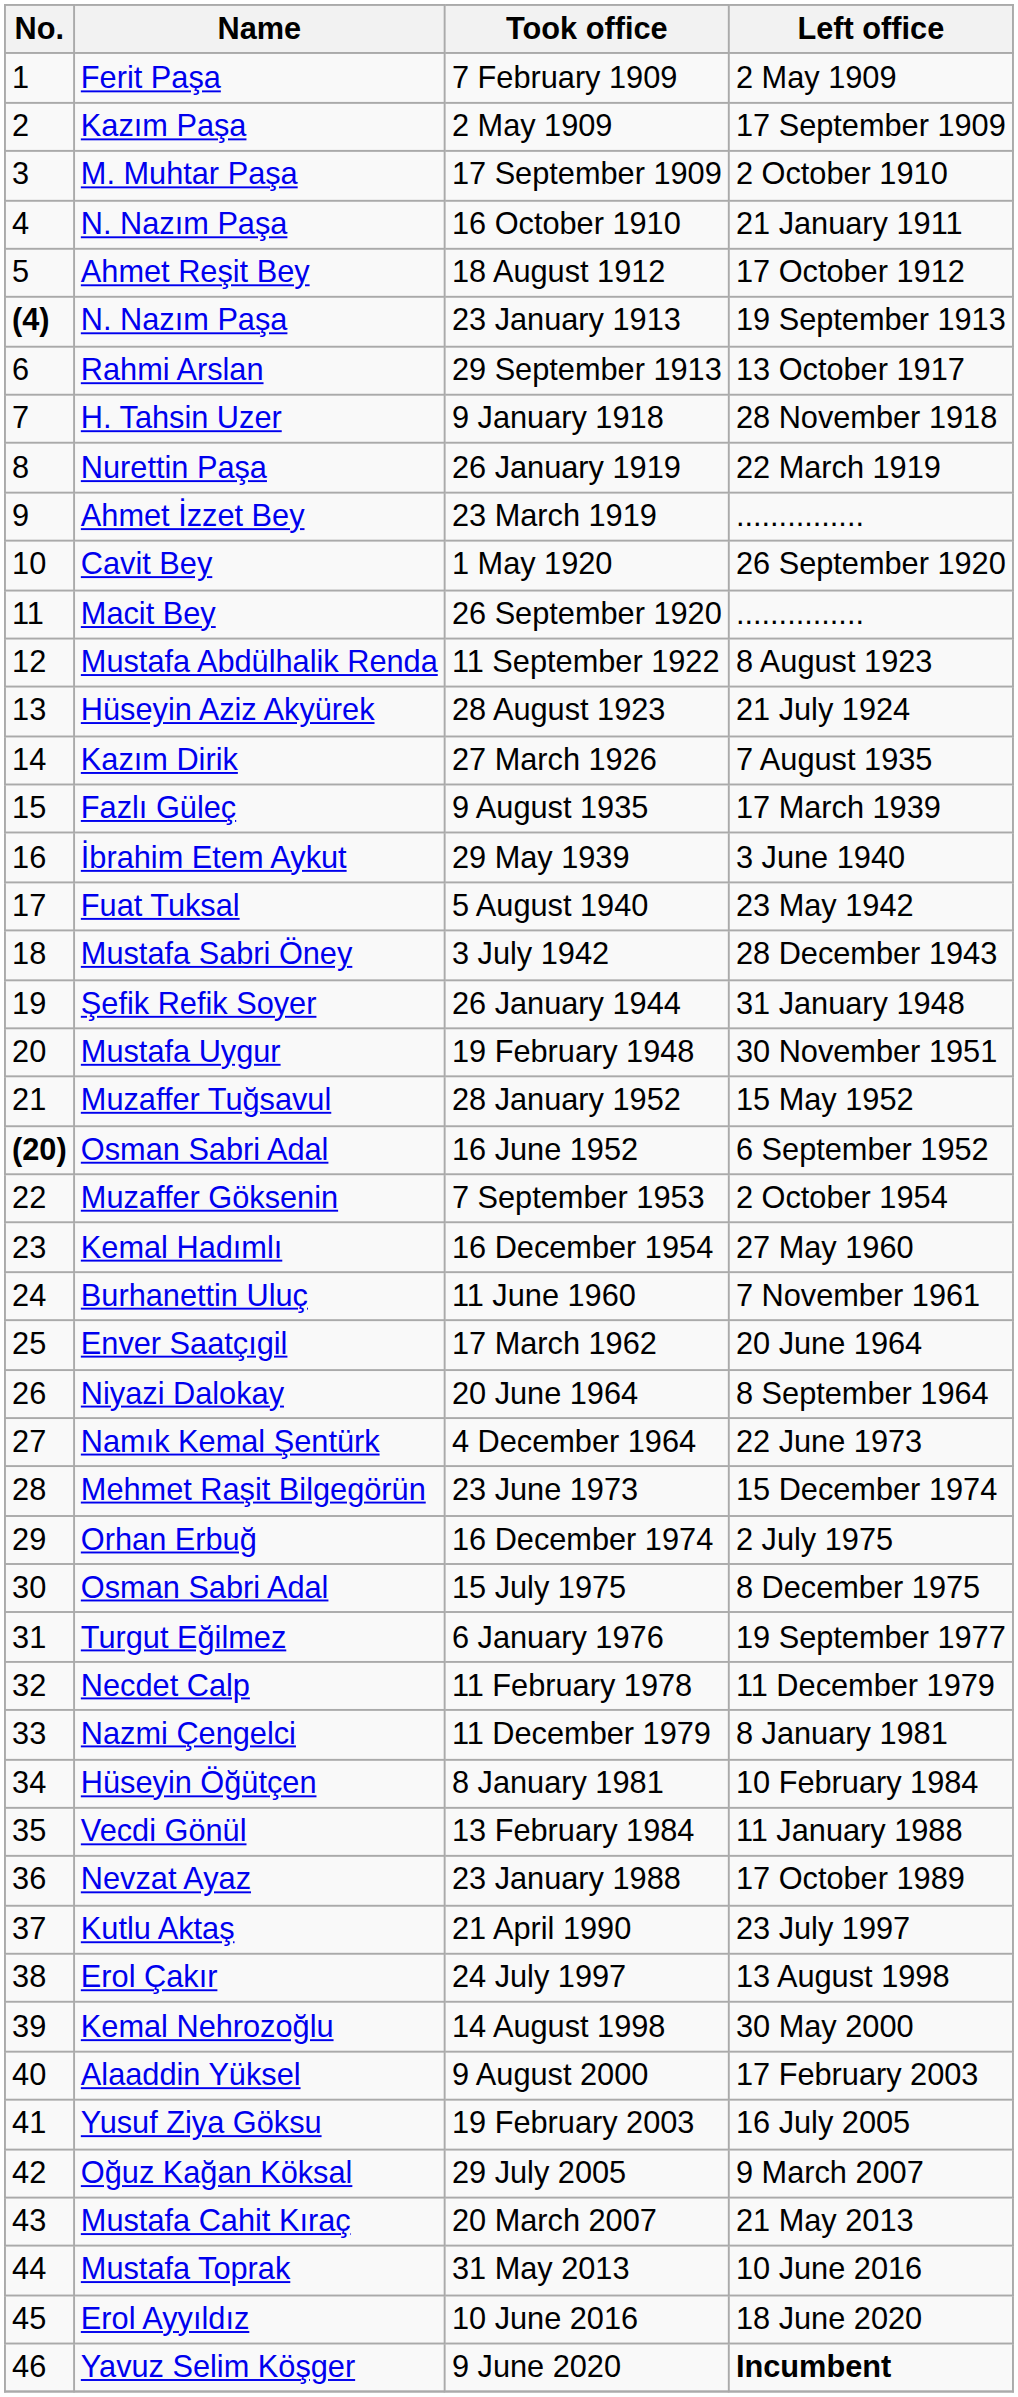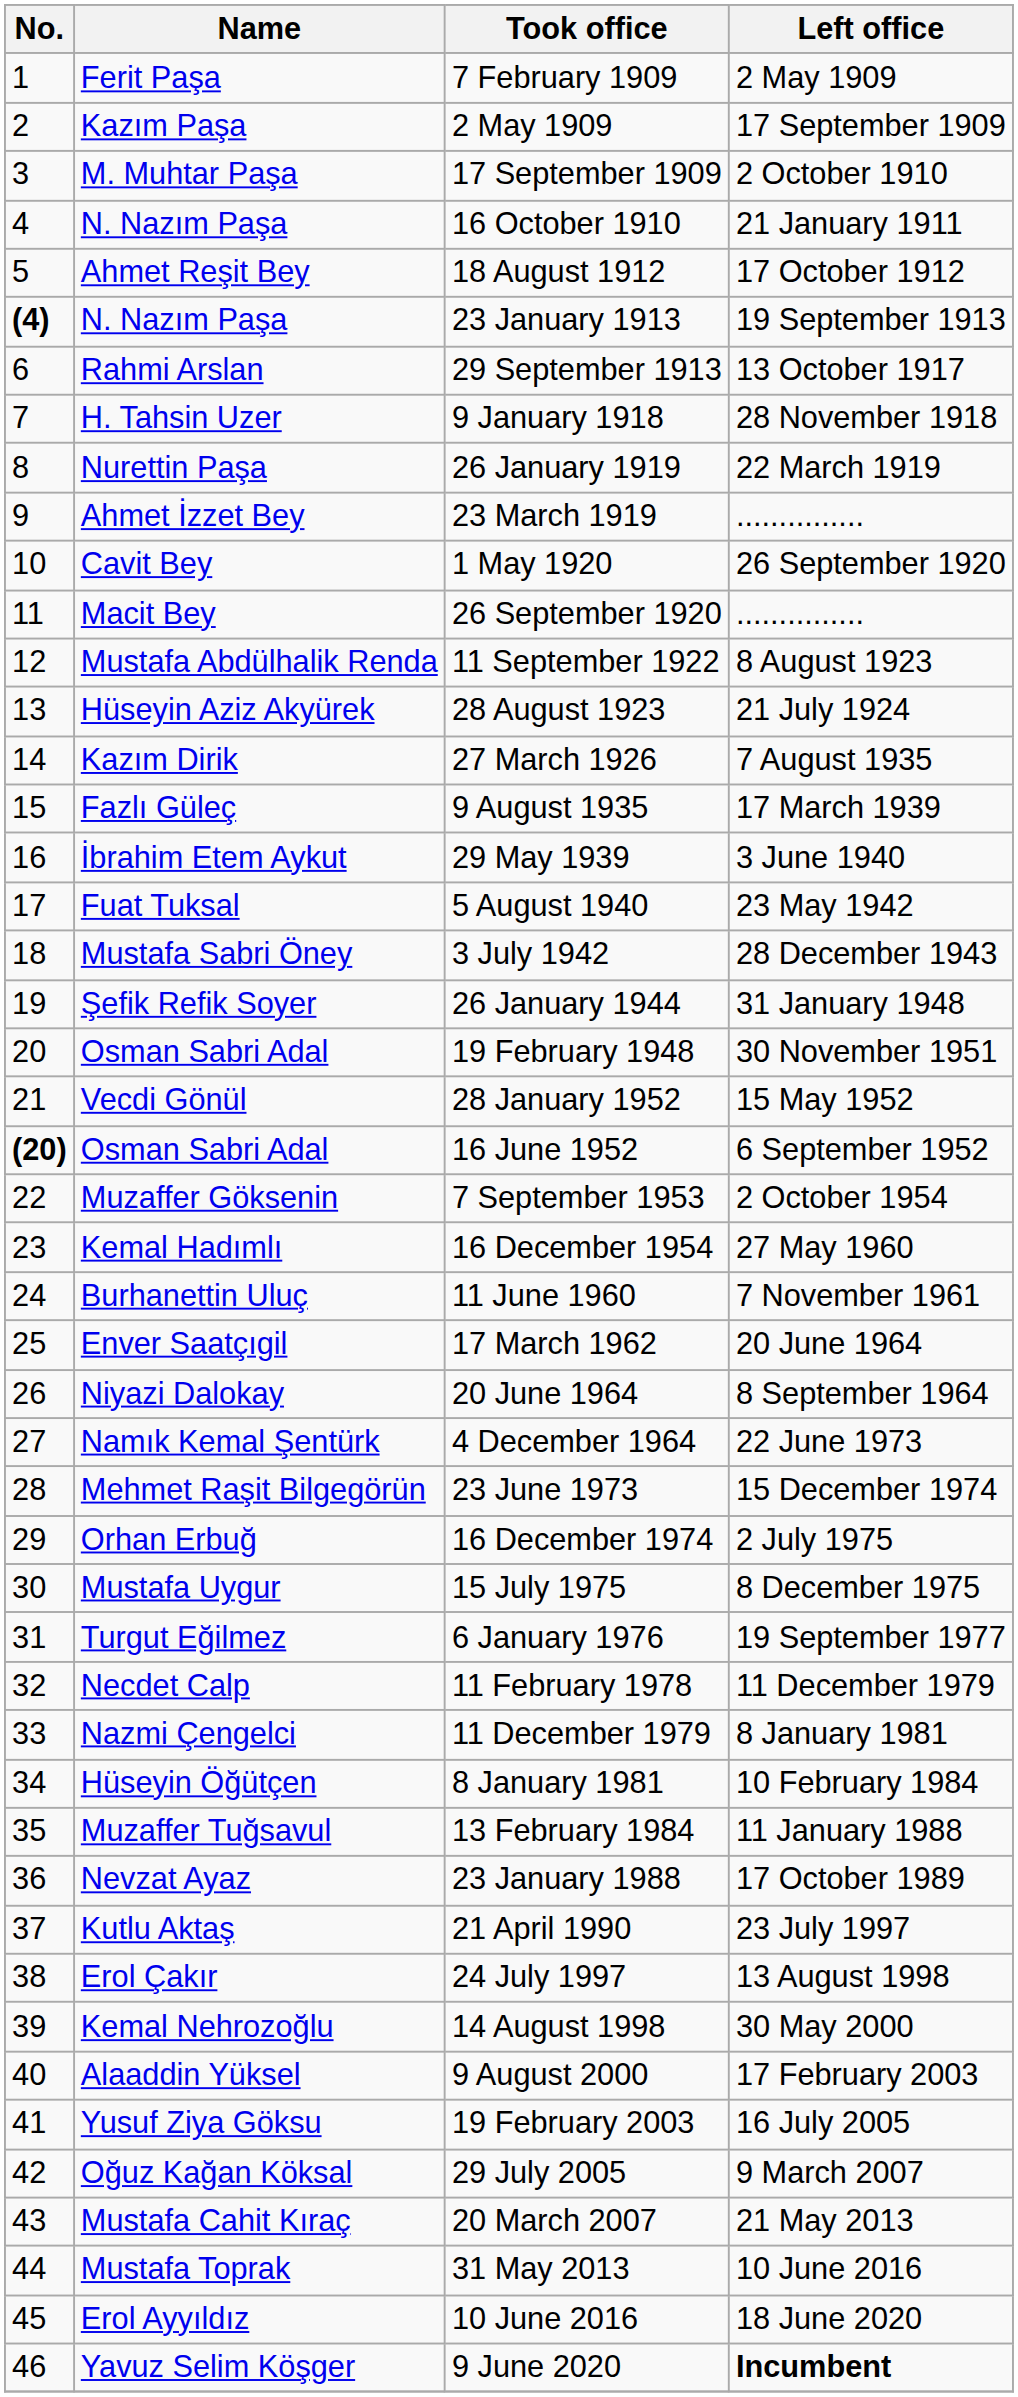(181, 1051) Mustafa Uygur -> (205, 1051) Osman Sabri Adal
(206, 1100) Muzaffer Tuğsavul -> (164, 1100) Vecdi Gönül
(205, 1587) Osman Sabri Adal -> (181, 1587) Mustafa Uygur
(164, 1831) Vecdi Gönül -> (206, 1831) Muzaffer Tuğsavul
